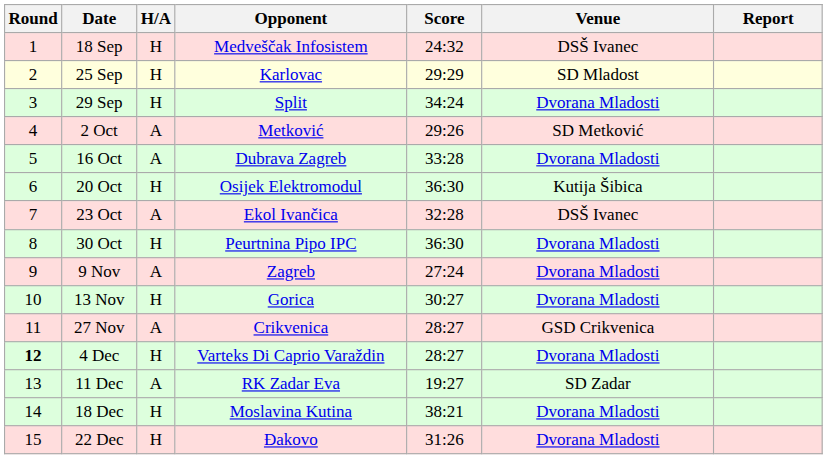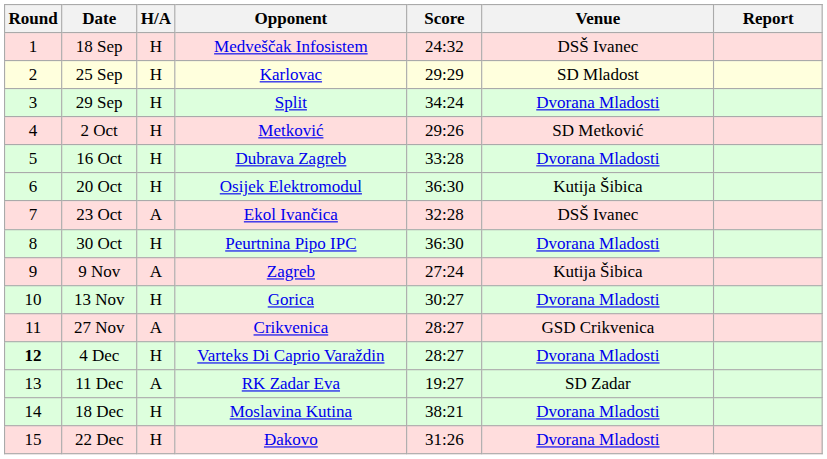(156, 131) A -> (156, 131) H
(156, 159) A -> (156, 159) H
(598, 271) Dvorana Mladosti -> (598, 271) Kutija Šibica
